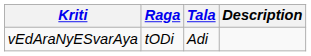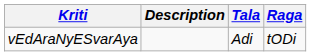columns swapped: (162, 16) <-> (262, 16)
